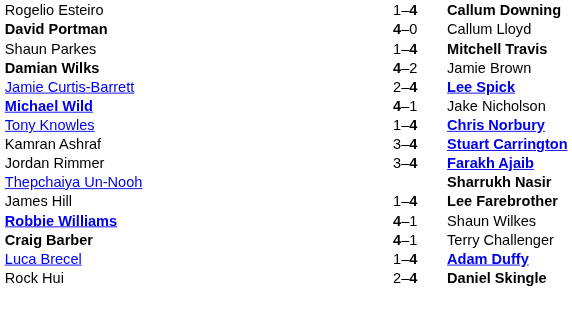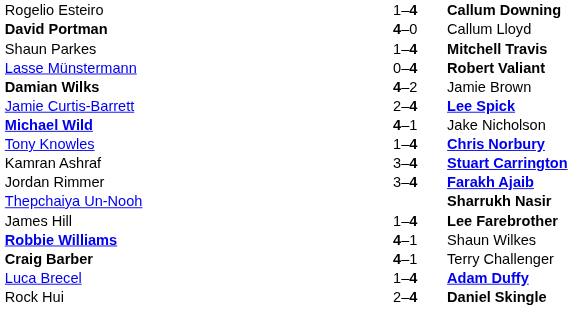+ row: (71, 68)
